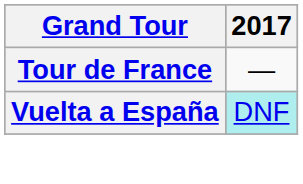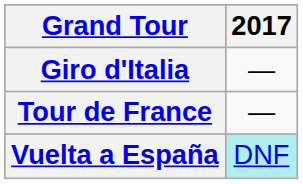+ row: (115, 69)
